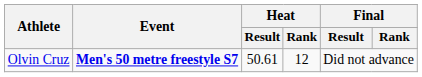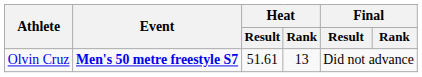(262, 60) 50.61 -> (262, 60) 51.61
(302, 60) 12 -> (302, 60) 13
